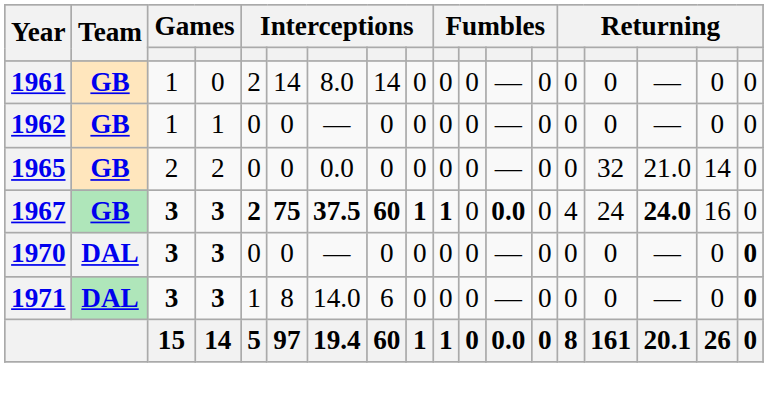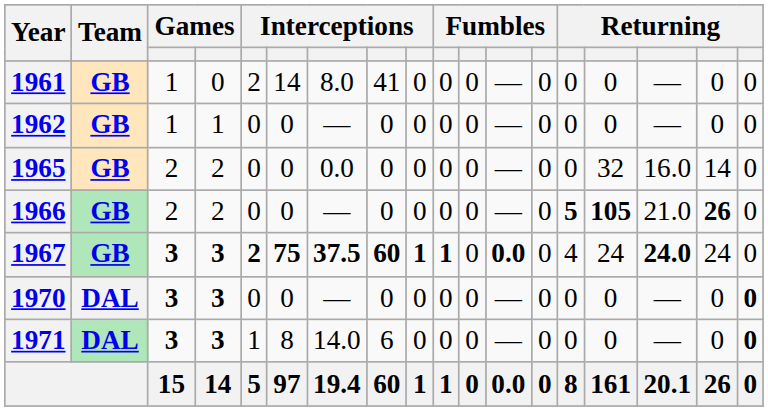(387, 81) 14 -> (387, 81) 41
(667, 168) 21.0 -> (667, 168) 16.0
+ row: (38, 211)
(717, 211) 16 -> (717, 254) 24
